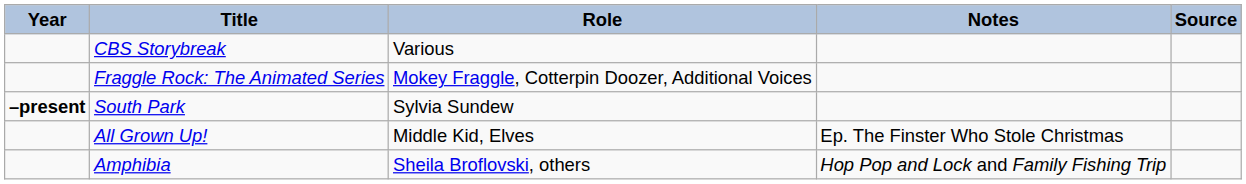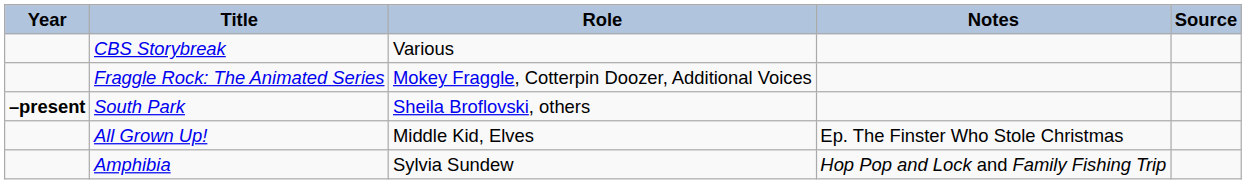(453, 107) Sylvia Sundew -> (492, 107) Sheila Broflovski, others
(492, 165) Sheila Broflovski, others -> (453, 165) Sylvia Sundew
